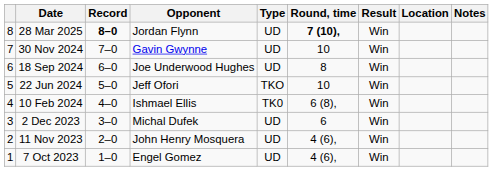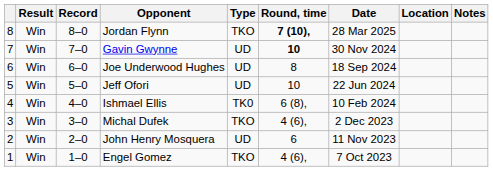columns swapped: (379, 13) <-> (51, 13)
(108, 31) bold -> (78, 31) normal
(273, 31) UD -> (243, 31) TKO
(323, 49) normal -> (294, 49) bold
(273, 85) TKO -> (243, 85) UD
(273, 121) UD -> (243, 121) TKO
(323, 121) 6 -> (294, 121) 4 (6),
(323, 139) 4 (6), -> (294, 139) 6
(273, 157) UD -> (243, 157) TKO
